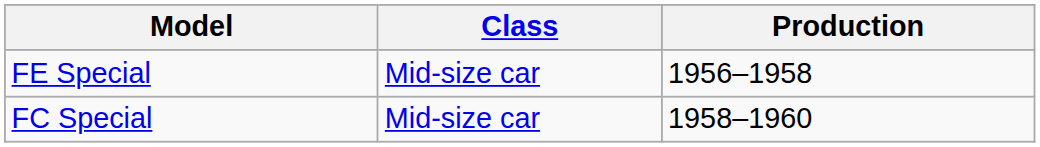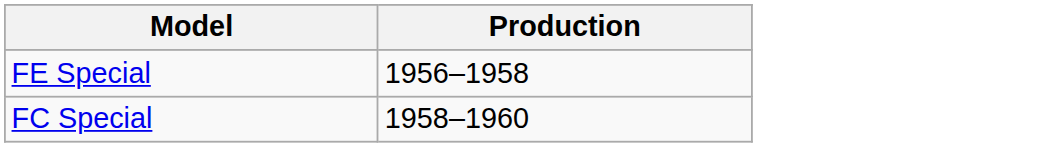- column: (520, 27)
